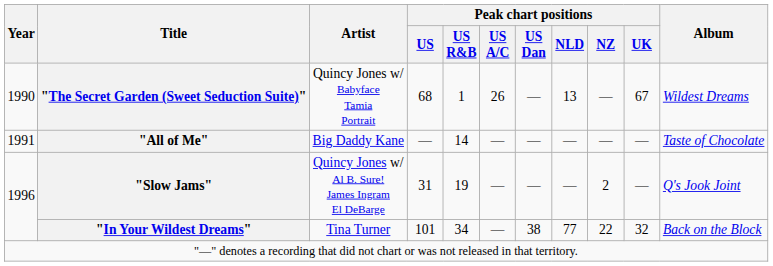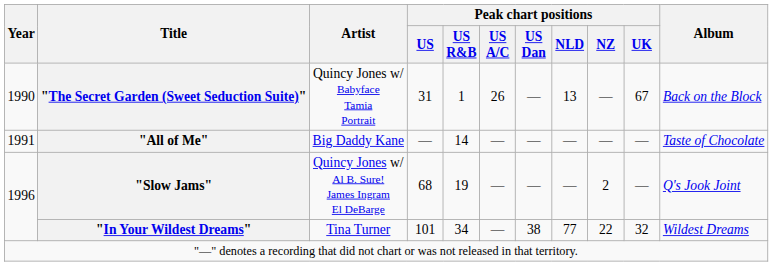(425, 96) 68 -> (425, 96) 31
(706, 96) Wildest Dreams -> (712, 96) Back on the Block
(425, 185) 31 -> (425, 185) 68
(712, 230) Back on the Block -> (706, 230) Wildest Dreams
